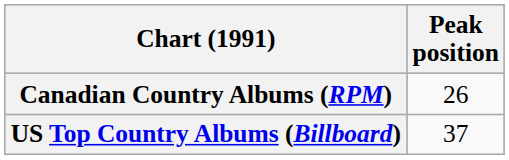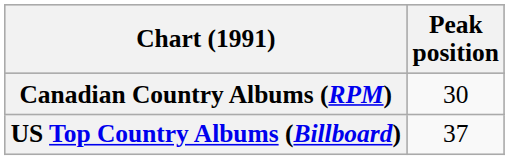(456, 93) 26 -> (456, 93) 30
